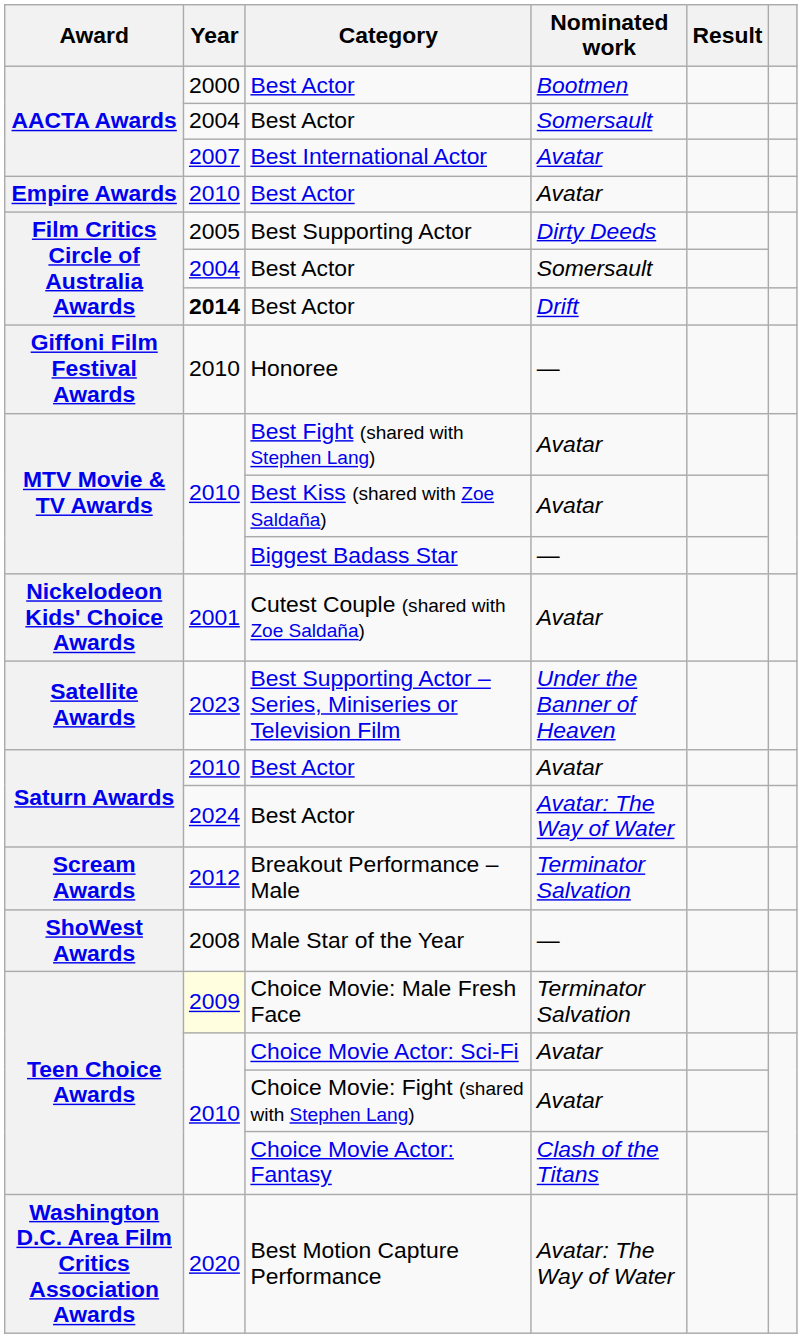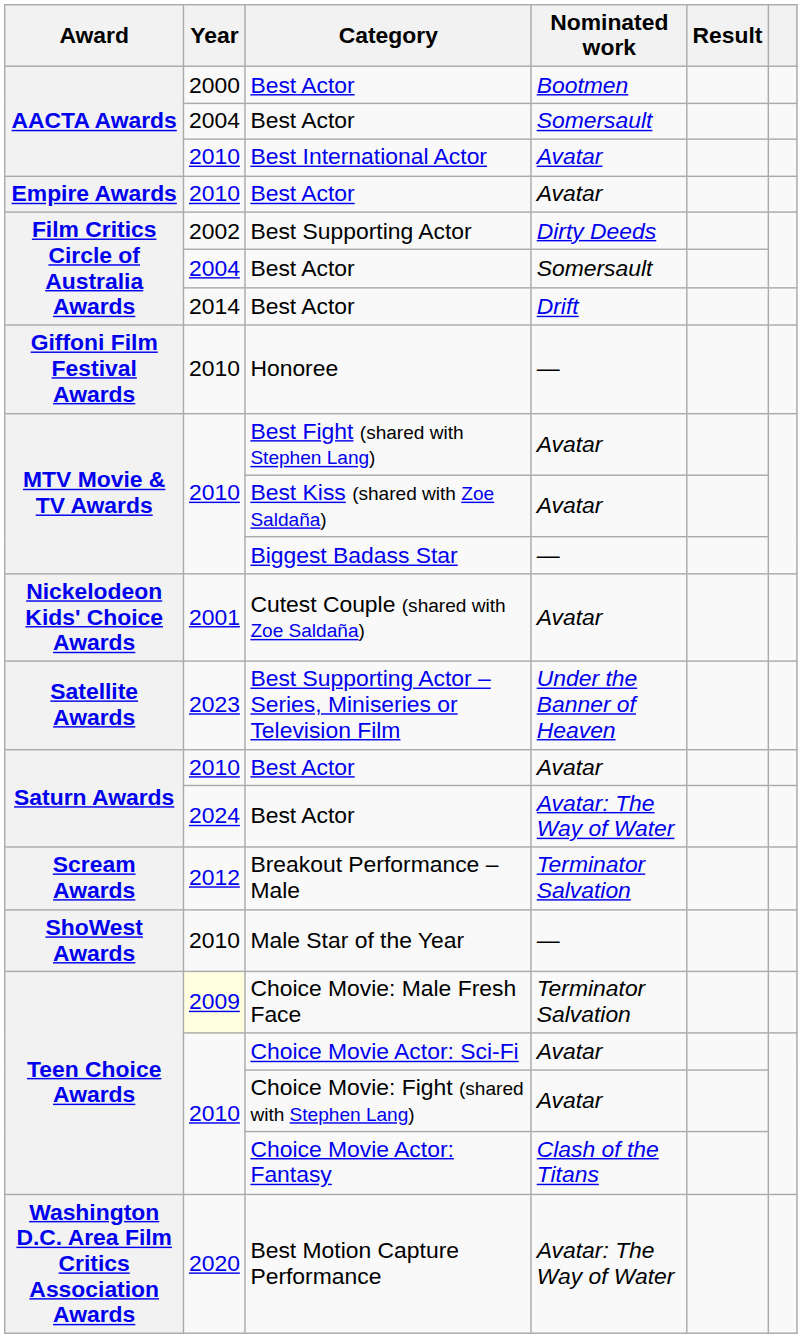(214, 157) 2007 -> (214, 157) 2010
(214, 230) 2005 -> (214, 230) 2002
(214, 306) bold -> (214, 306) normal
(214, 940) 2008 -> (214, 940) 2010
